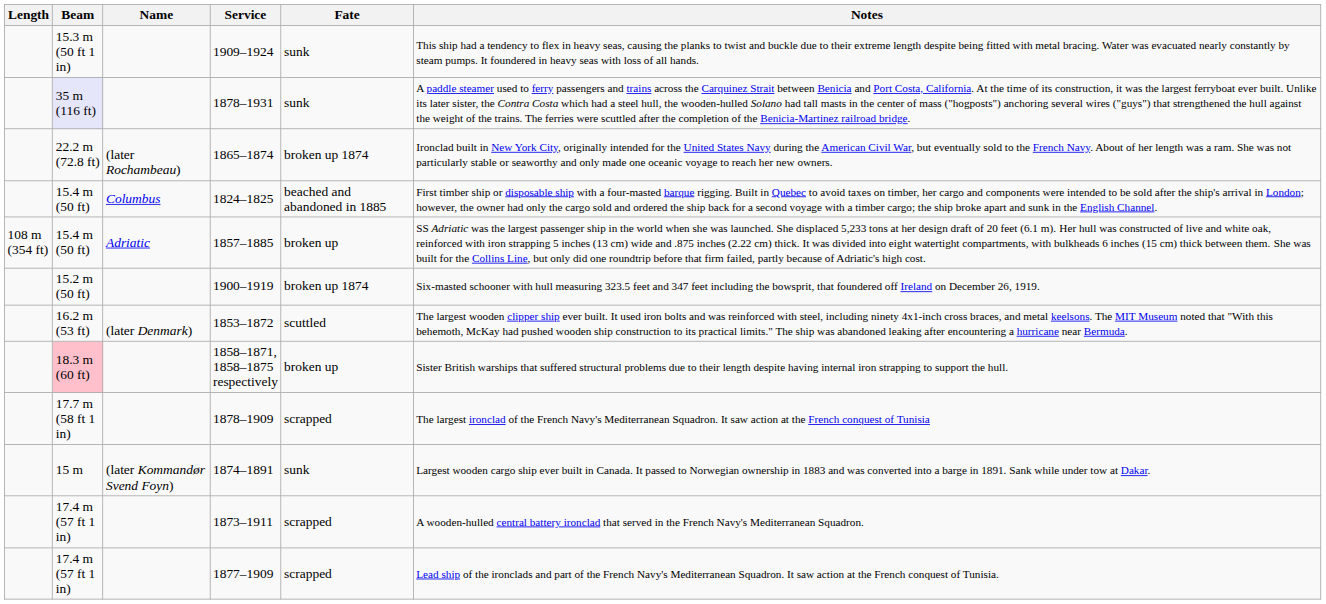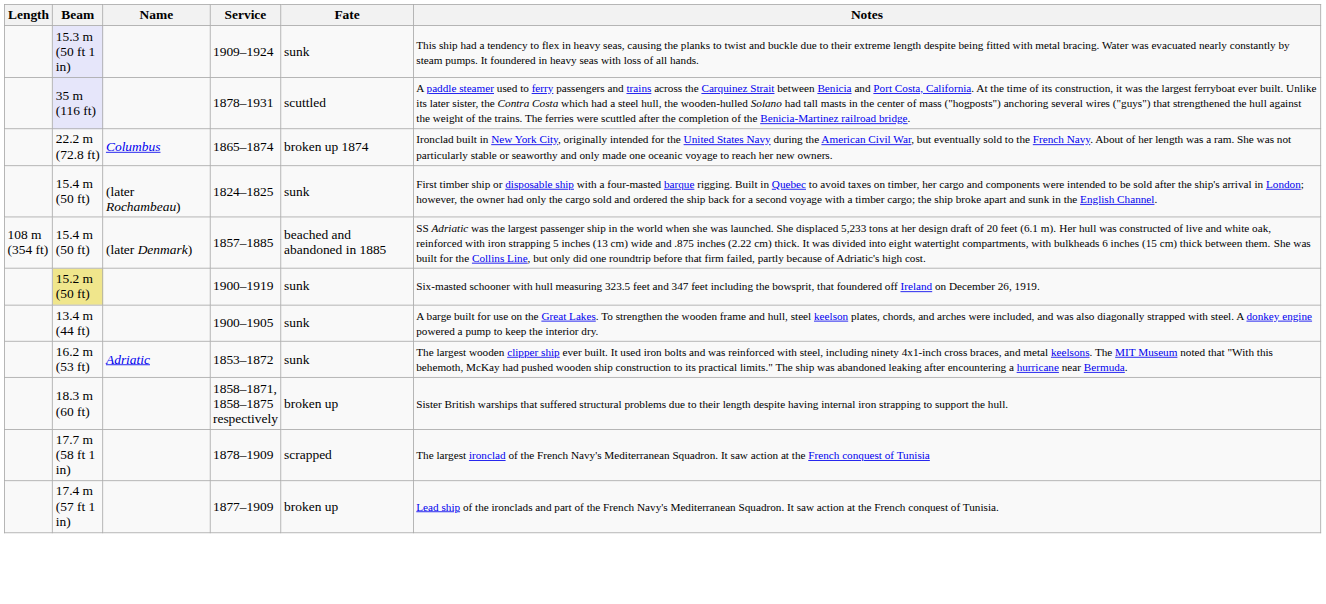(75, 51) no background -> (75, 51) lavender background
(297, 103) sunk -> (305, 103) scuttled
(143, 162) (later Rochambeau) -> (133, 147) Columbus
(133, 198) Columbus -> (143, 198) (later Rochambeau)
(335, 198) beached and abandoned in 1885 -> (297, 191) sunk
(128, 242) Adriatic -> (149, 250) (later Denmark)
(311, 242) broken up -> (335, 242) beached and abandoned in 1885
(74, 286) no background -> (74, 286) khaki background
(326, 286) broken up 1874 -> (297, 286) sunk
+ row: (243, 323)
(149, 330) (later Denmark) -> (128, 359) Adriatic
(305, 323) scuttled -> (297, 359) sunk
(74, 367) pink background -> (74, 403) no background
- row: (243, 470)
- row: (243, 521)
(308, 573) scrapped -> (311, 506) broken up
